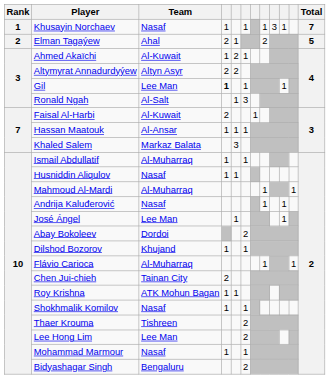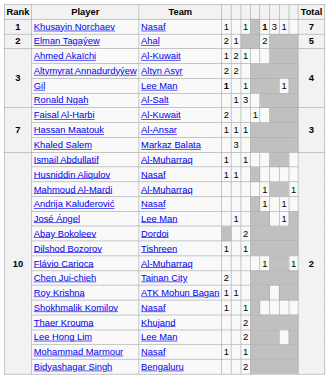(265, 27) normal -> (265, 27) bold
(158, 249) Khujand -> (159, 249) Tishreen
(159, 323) Tishreen -> (158, 323) Khujand
